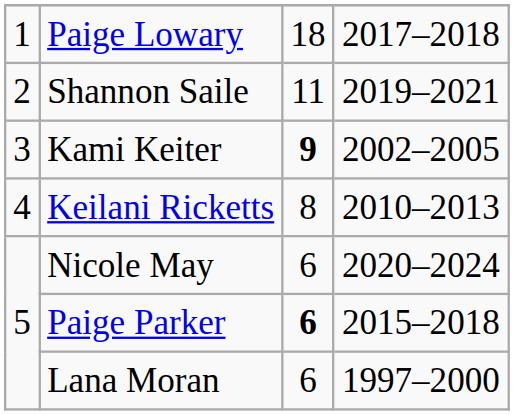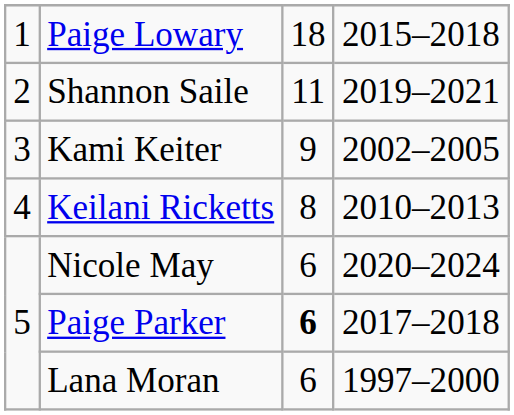(421, 33) 2017–2018 -> (421, 33) 2015–2018
(308, 149) bold -> (308, 149) normal
(421, 323) 2015–2018 -> (421, 323) 2017–2018
